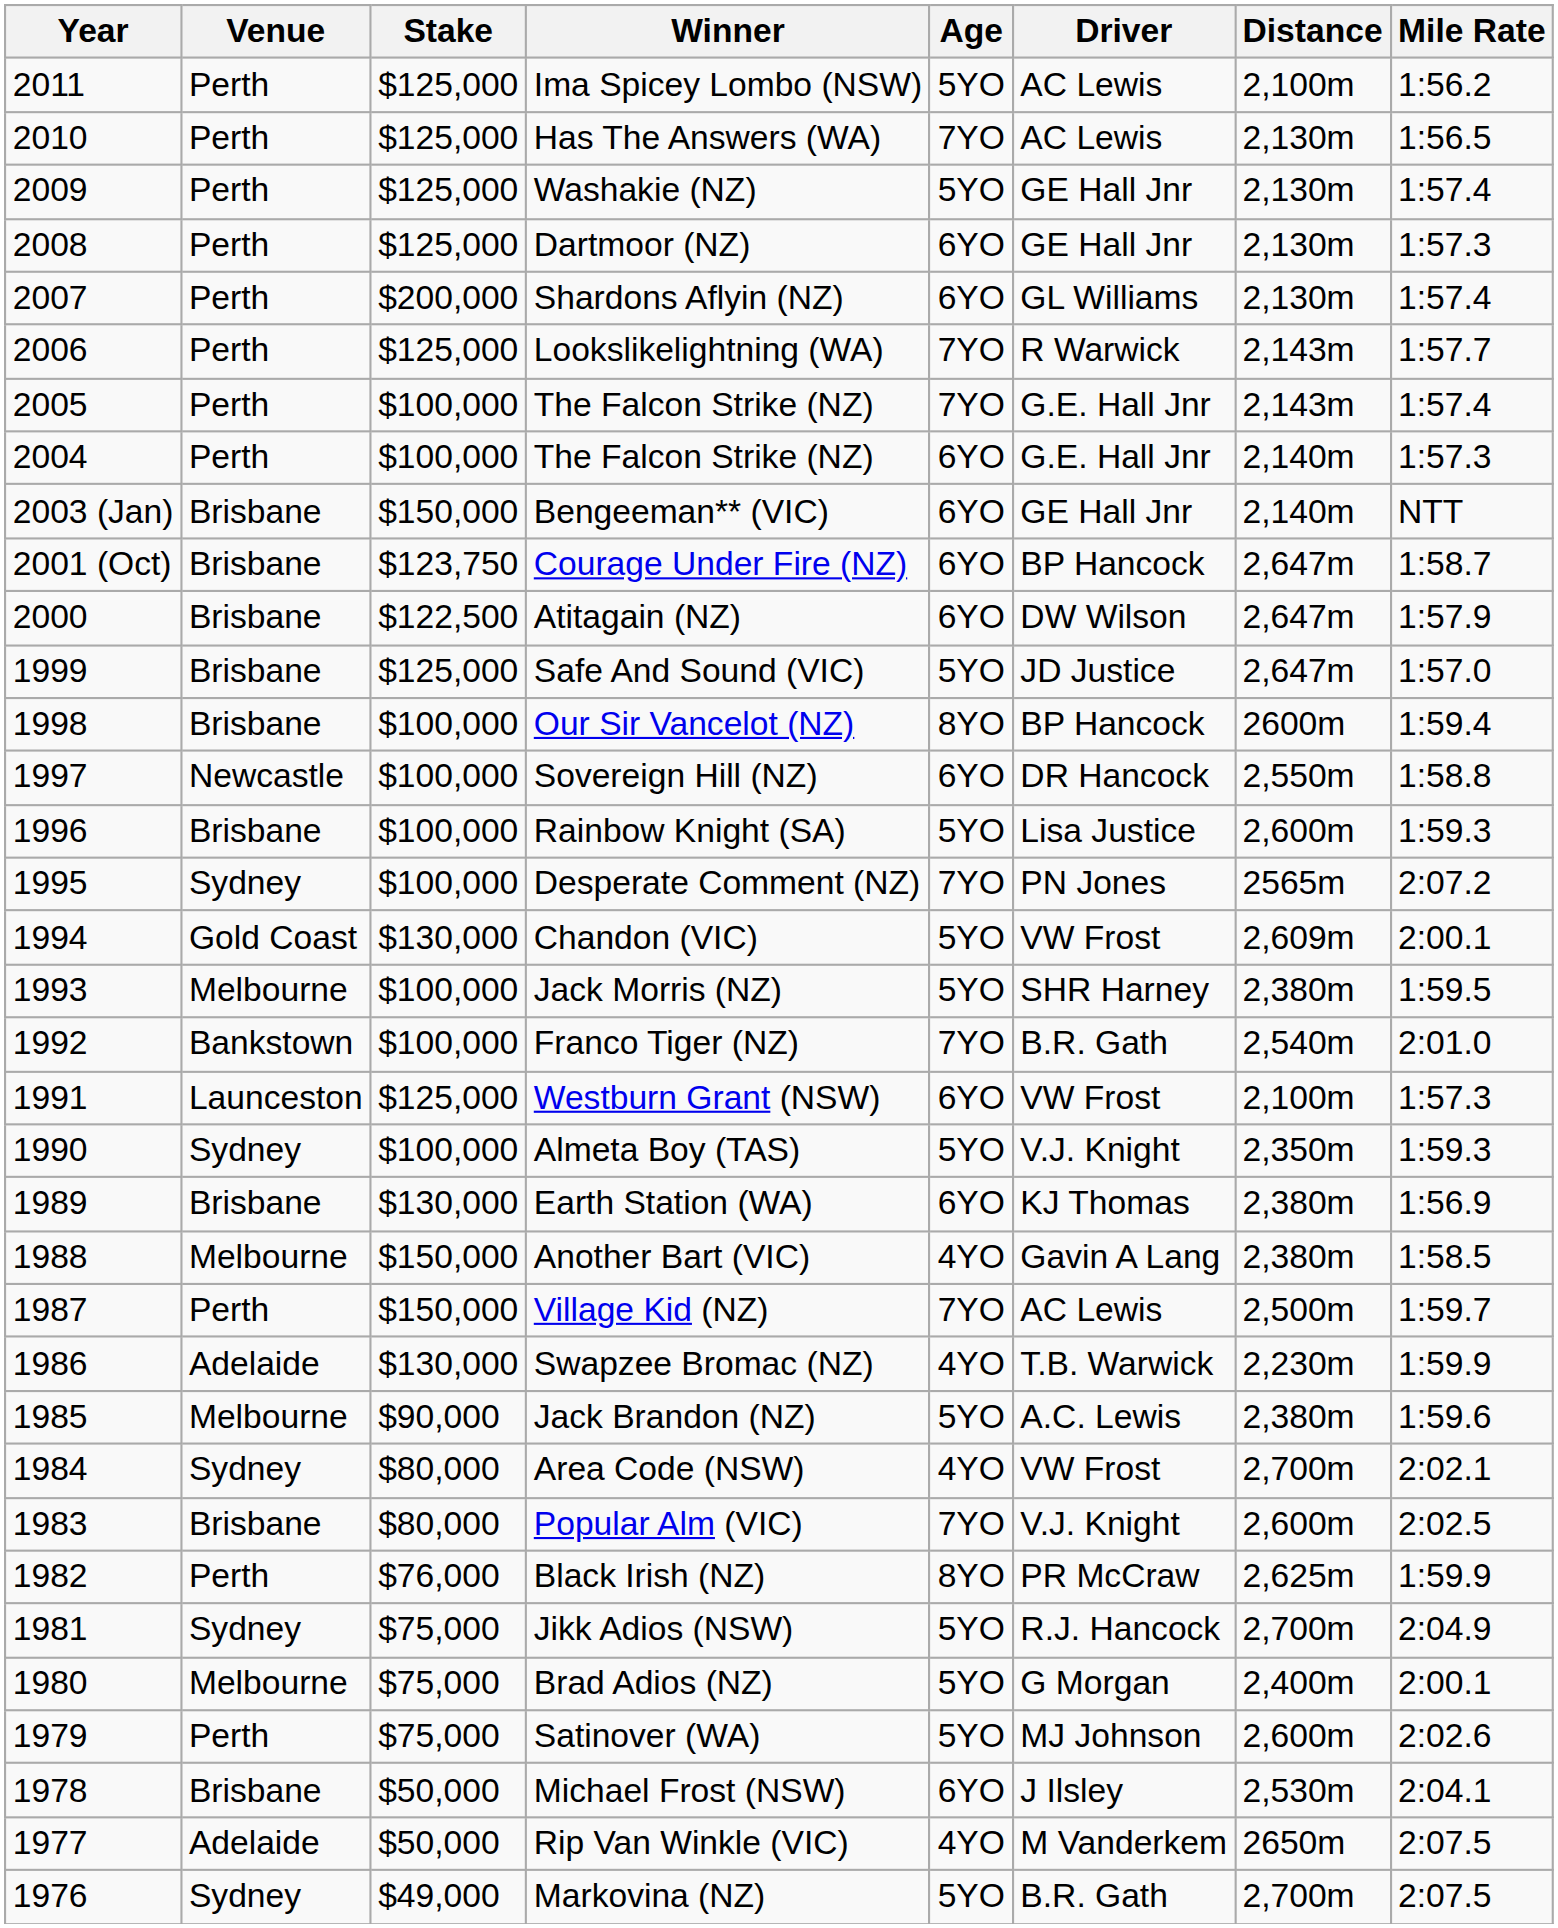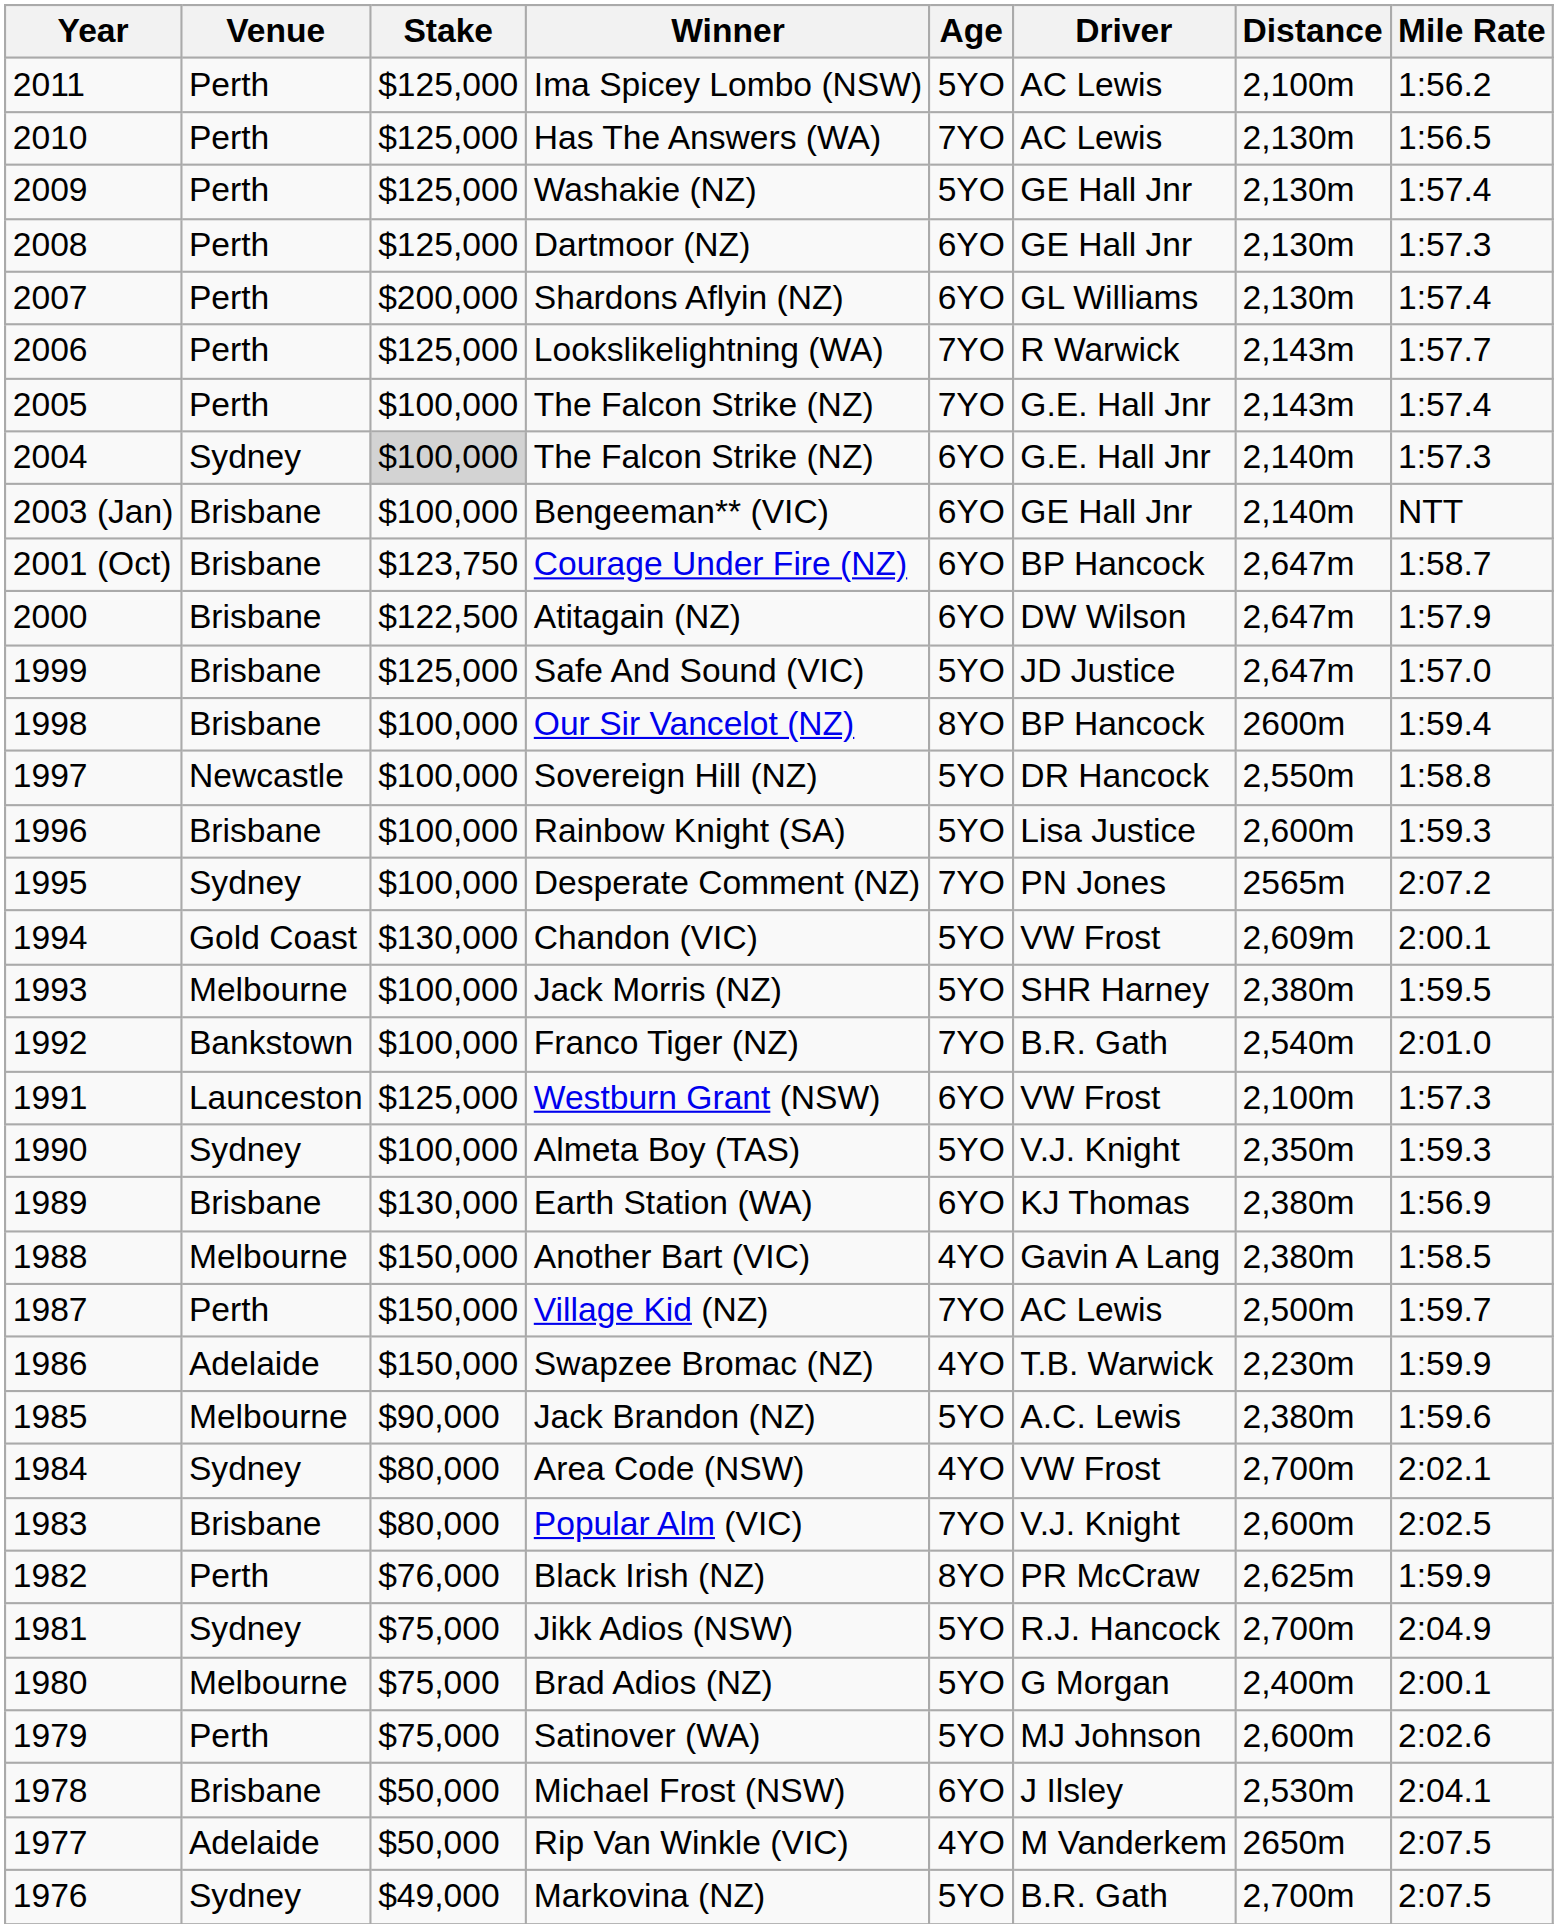(229, 457) Perth -> (245, 457) Sydney
(448, 457) no background -> (448, 457) lightgrey background
(448, 510) $150,000 -> (448, 510) $100,000
(971, 777) 6YO -> (971, 777) 5YO
(448, 1363) $130,000 -> (448, 1363) $150,000
